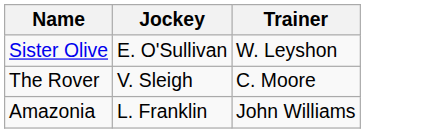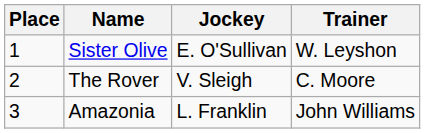+ column: (34, 19)
